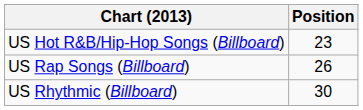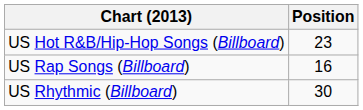(323, 67) 26 -> (323, 67) 16
